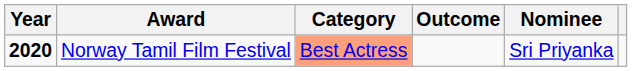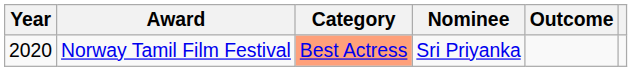columns swapped: (561, 19) <-> (458, 19)
(31, 50) bold -> (31, 50) normal
